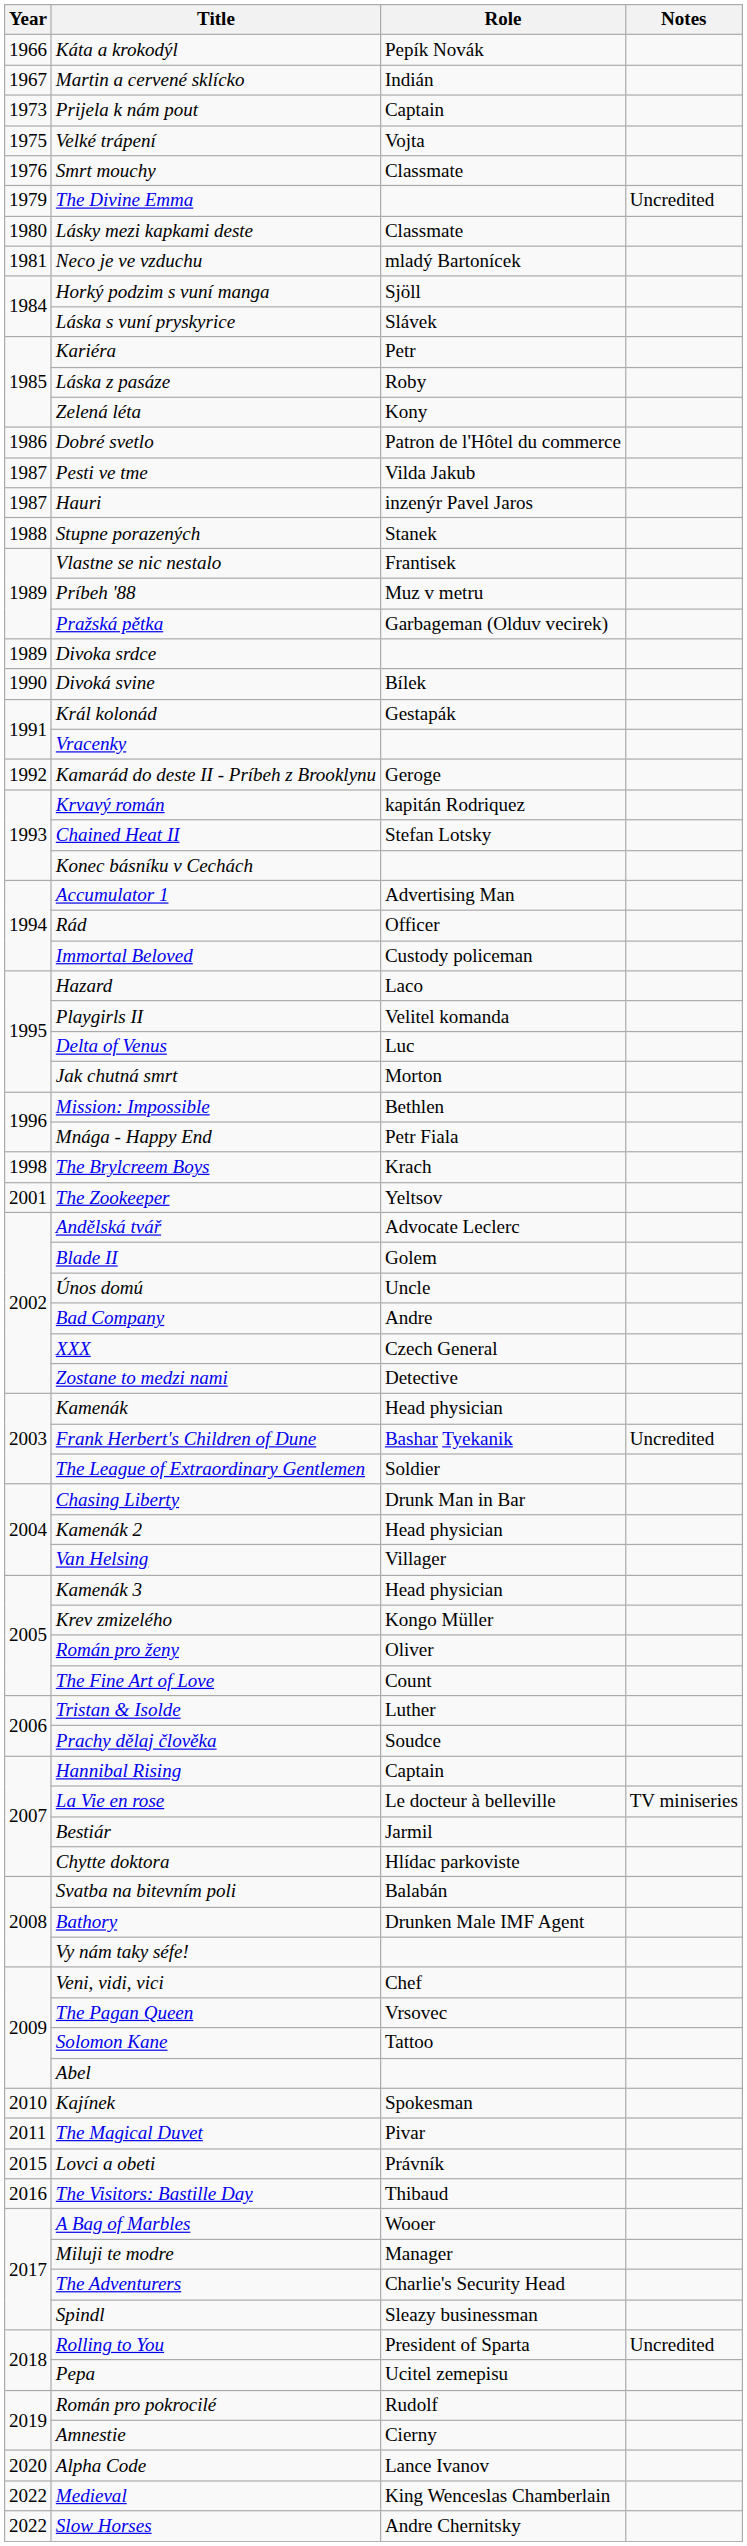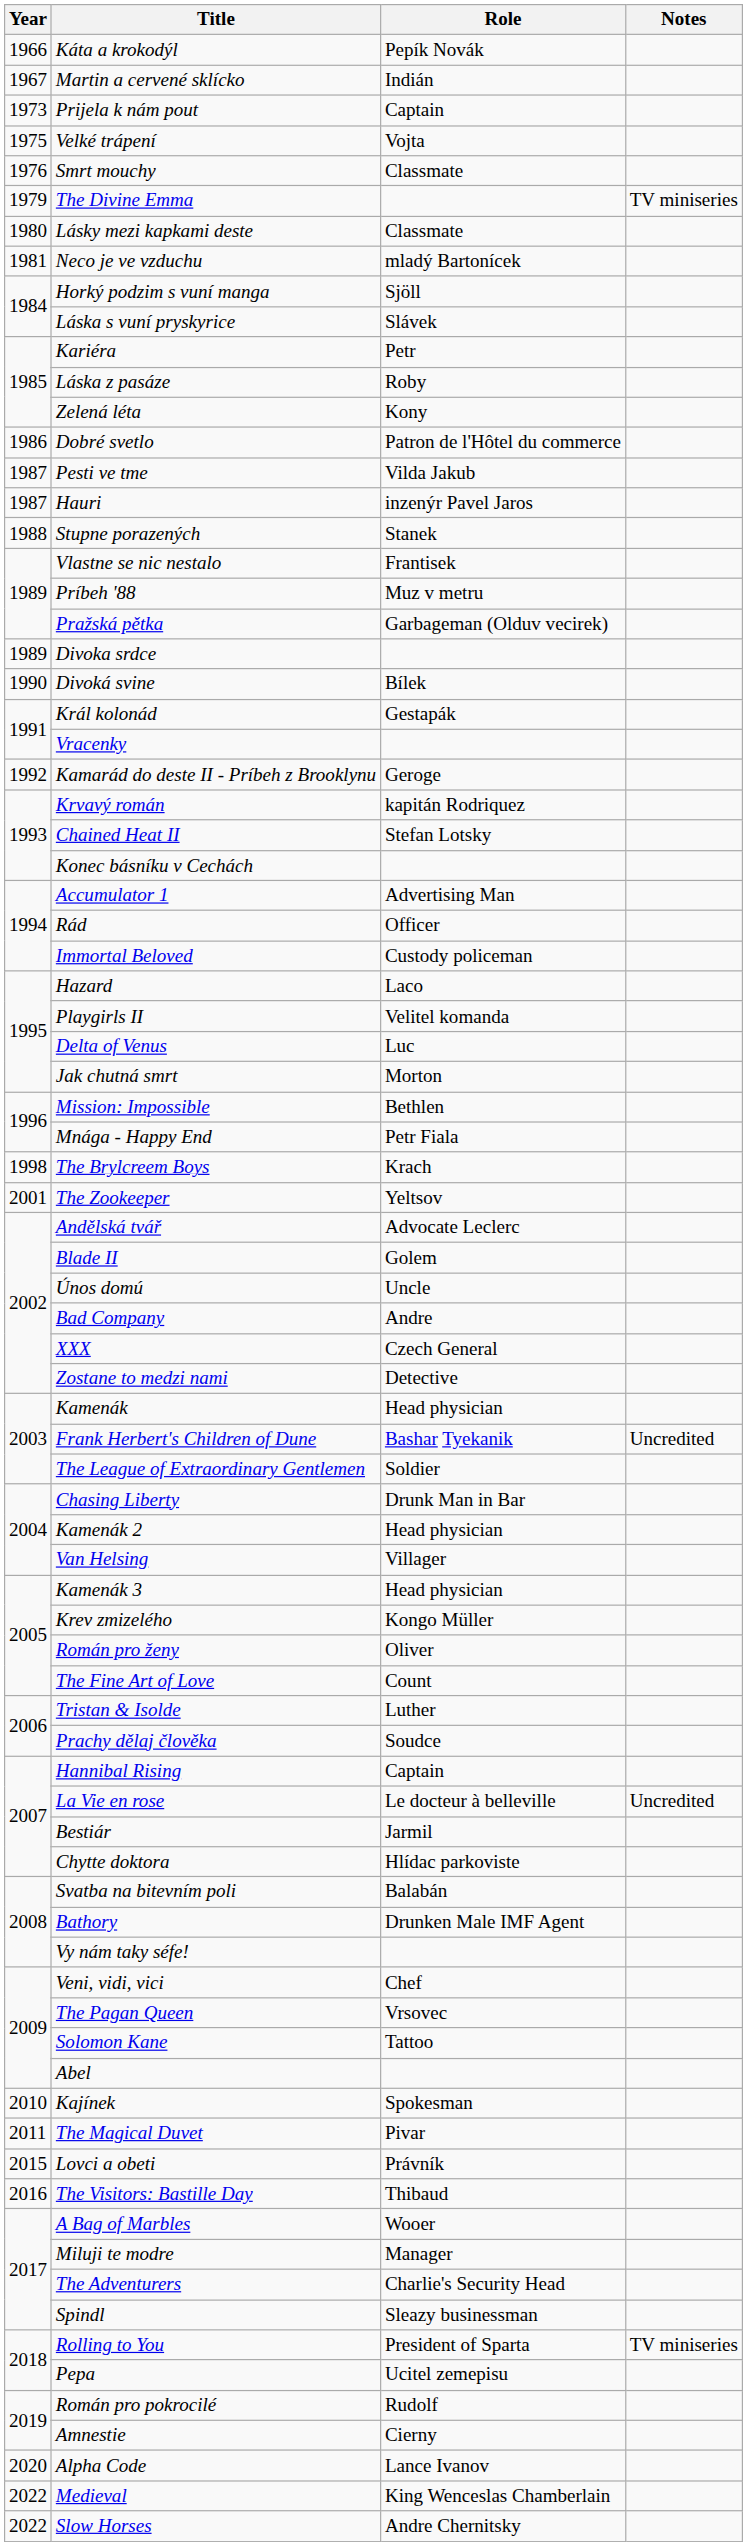(672, 200) Uncredited -> (684, 200) TV miniseries
(684, 1801) TV miniseries -> (672, 1801) Uncredited
(672, 2344) Uncredited -> (684, 2344) TV miniseries
